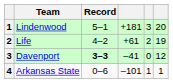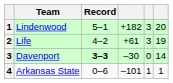(131, 27) +181 -> (131, 27) +182
(149, 42) 2 -> (149, 42) 3
(131, 56) –41 -> (131, 56) –30
(161, 56) 12 -> (161, 56) 14
